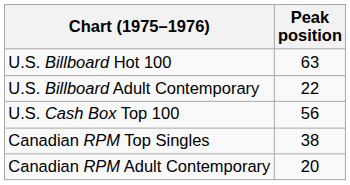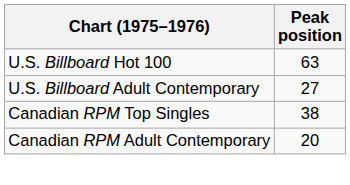(310, 88) 22 -> (310, 88) 27
- row: (94, 114)
